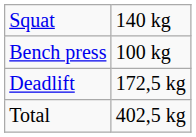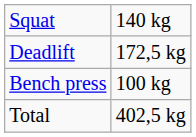rows swapped: (58, 52) <-> (42, 83)
